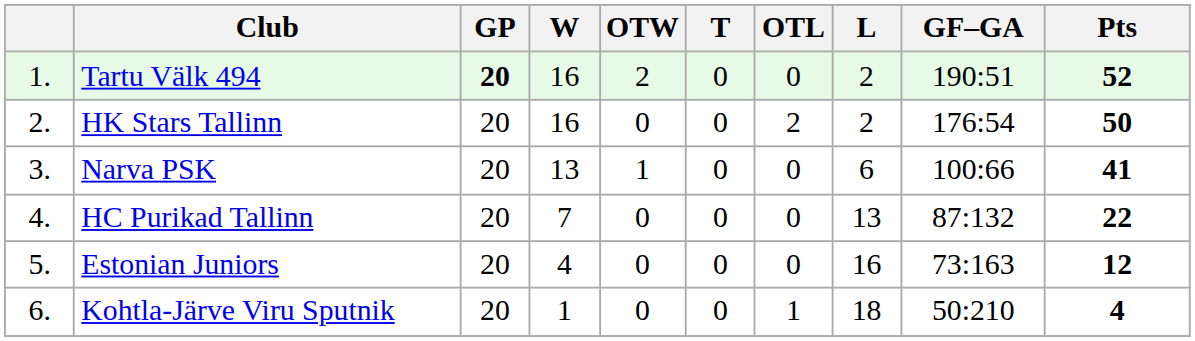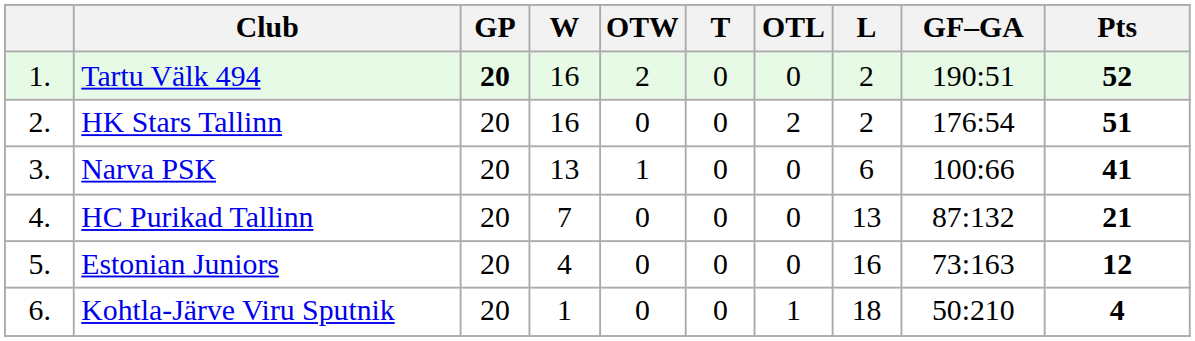(1117, 122) 50 -> (1117, 122) 51
(1117, 216) 22 -> (1117, 216) 21
